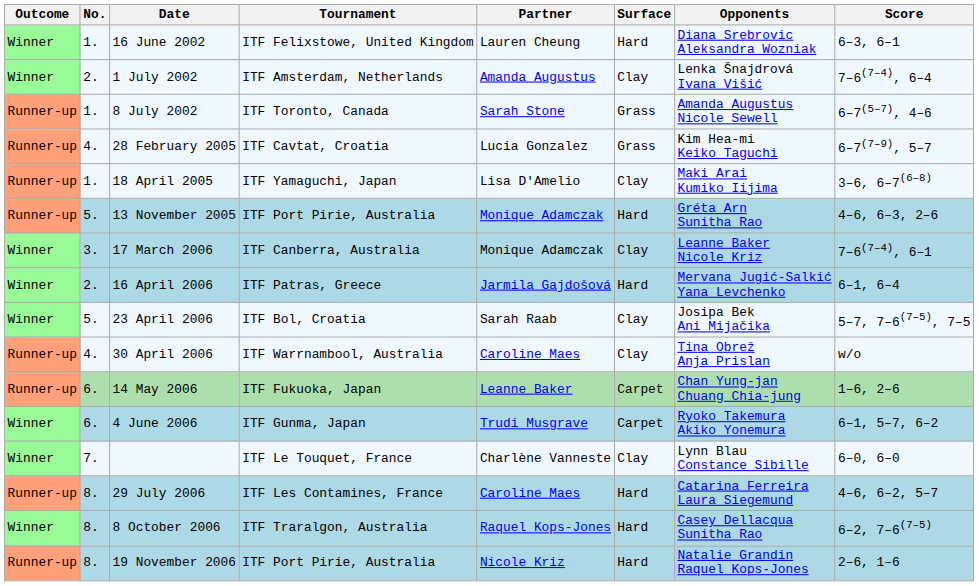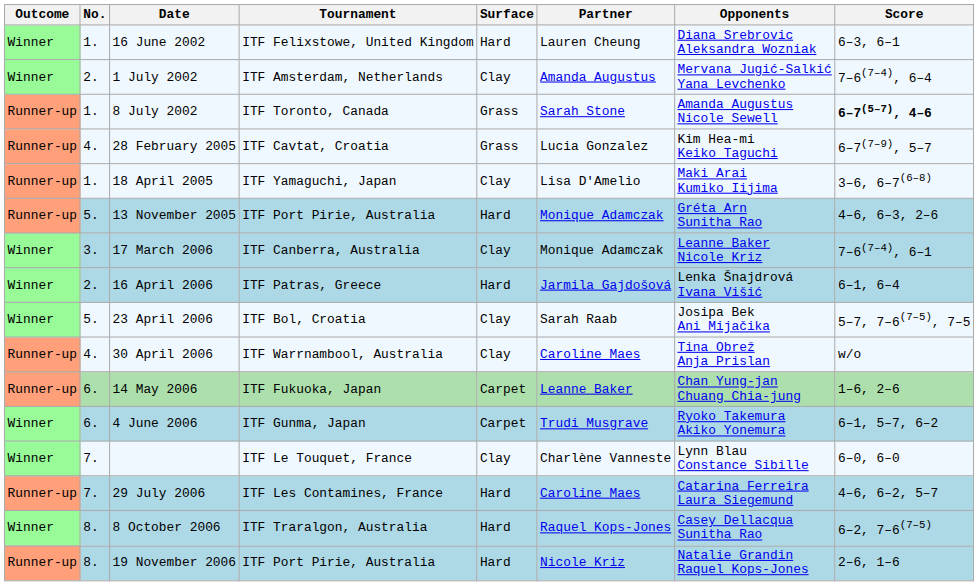columns swapped: (644, 14) <-> (545, 14)
(735, 77) Lenka Šnajdrová Ivana Višić -> (755, 77) Mervana Jugić-Salkić Yana Levchenko
(885, 111) normal -> (885, 111) bold
(755, 285) Mervana Jugić-Salkić Yana Levchenko -> (735, 285) Lenka Šnajdrová Ivana Višić
(91, 493) 8. -> (91, 493) 7.
